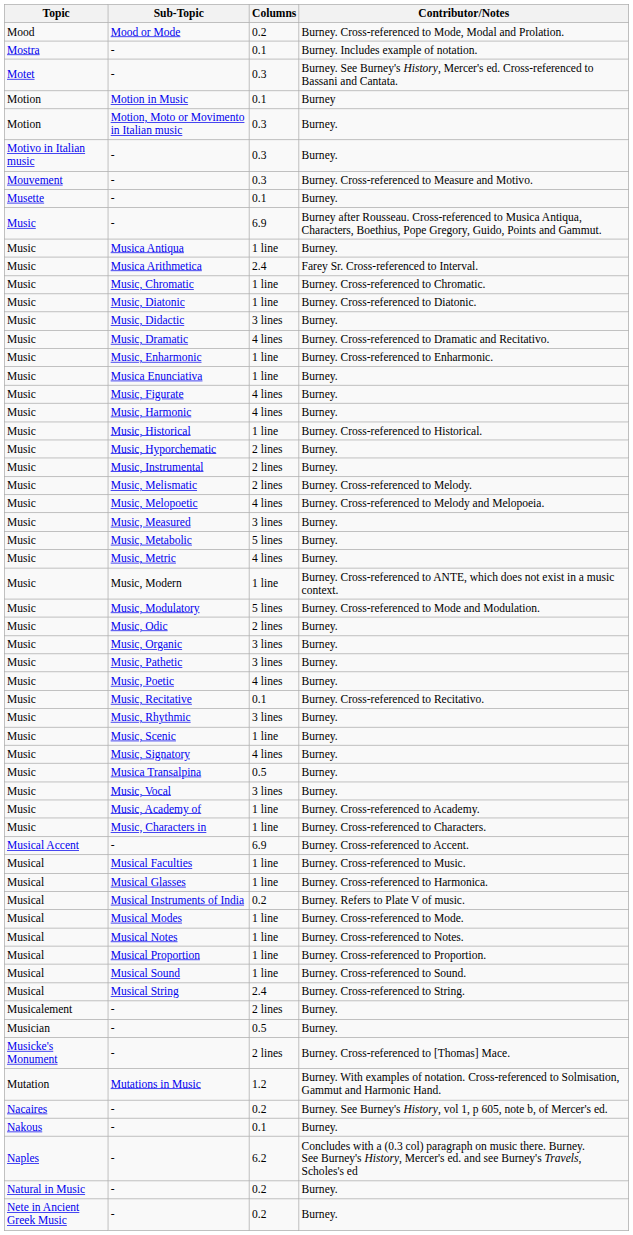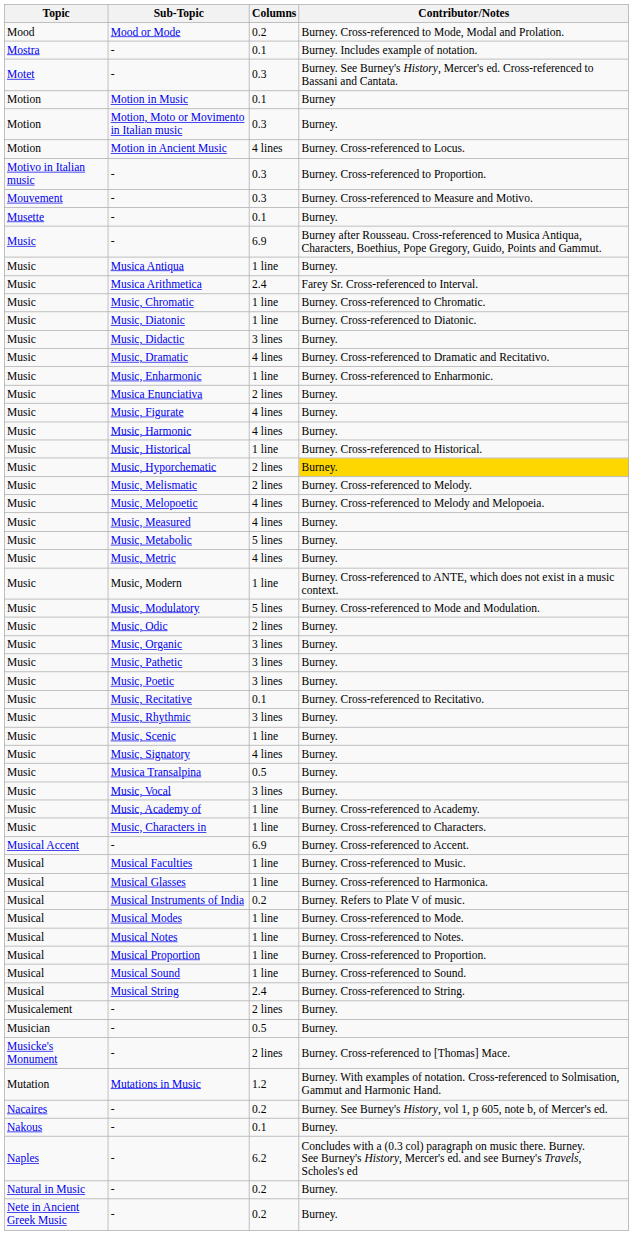+ row: (24, 149)
(320, 155) Burney. -> (394, 173) Burney. Cross-referenced to Proportion.
(265, 376) 1 line -> (267, 394) 2 lines
(320, 449) no background -> (320, 467) gold background
- row: (21, 467)
(267, 522) 3 lines -> (267, 522) 4 lines
(267, 681) 4 lines -> (267, 681) 3 lines
